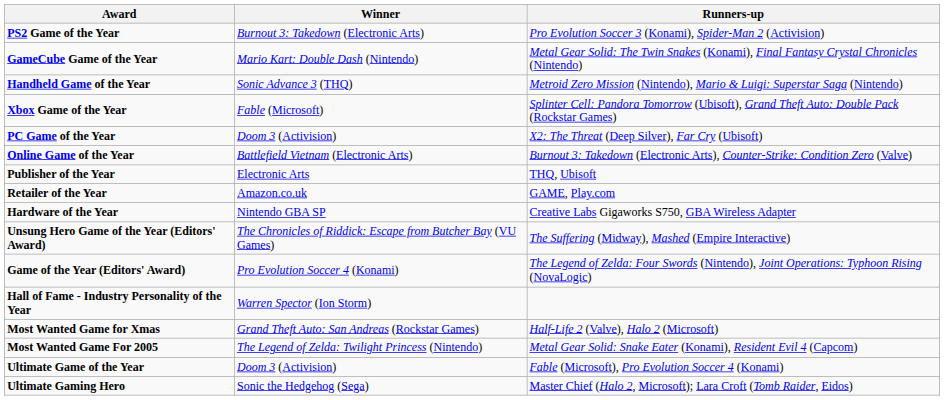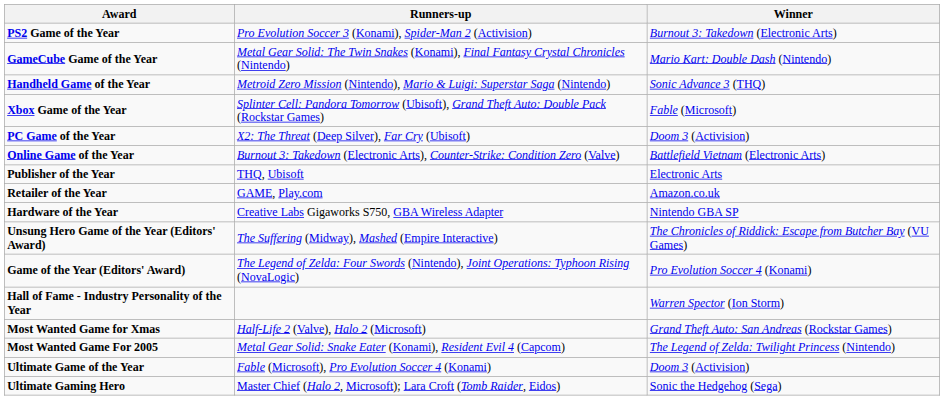columns swapped: (381, 14) <-> (733, 14)
